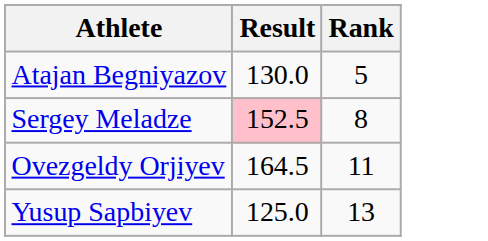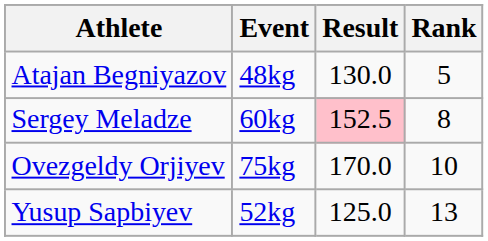+ column: (274, 27)
(277, 166) 164.5 -> (360, 166) 170.0
(361, 166) 11 -> (444, 166) 10
